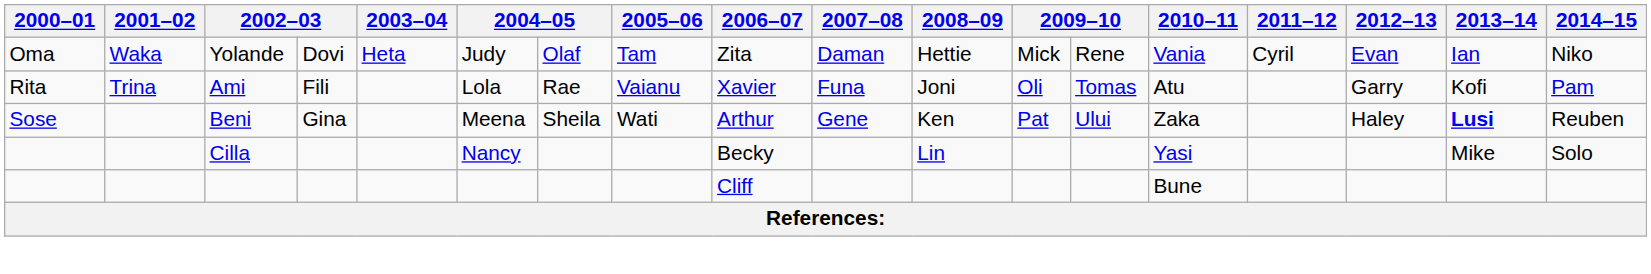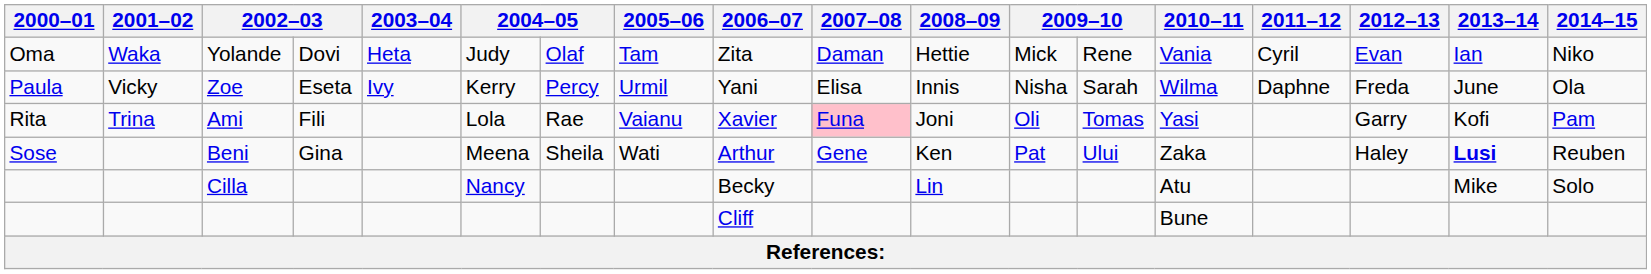+ row: (225, 86)
(841, 86) no background -> (840, 119) pink background
(1169, 86) Atu -> (1179, 119) Yasi
(1173, 152) Yasi -> (1175, 185) Atu
